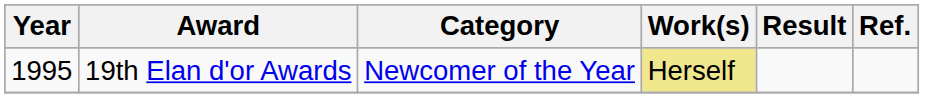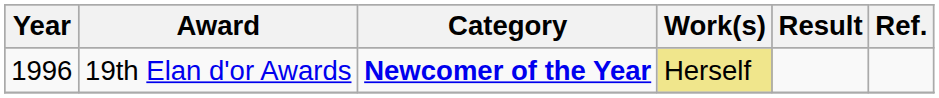(42, 69) 1995 -> (42, 69) 1996
(500, 69) normal -> (508, 69) bold
